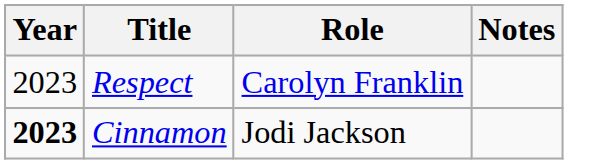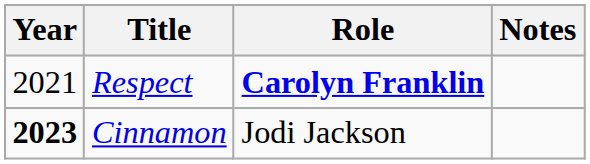(45, 81) 2023 -> (45, 81) 2021
(352, 81) normal -> (363, 81) bold
